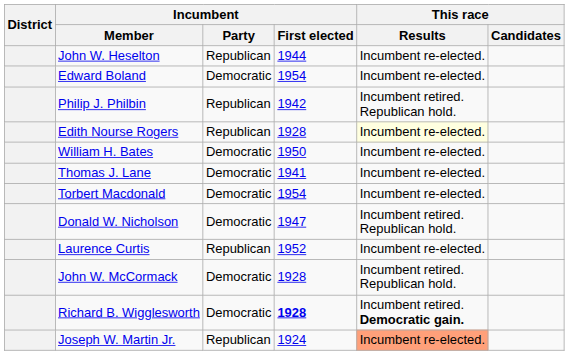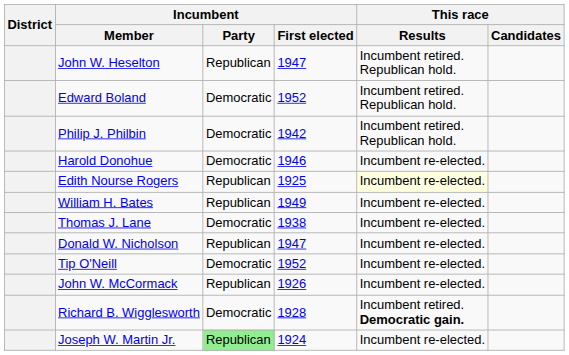(292, 55) 1944 -> (292, 63) 1947
(422, 55) Incumbent re-elected. -> (412, 63) Incumbent retired. Republican hold.
(292, 76) 1954 -> (292, 98) 1952
(422, 76) Incumbent re-elected. -> (412, 98) Incumbent retired. Republican hold.
(238, 104) Republican -> (239, 133) Democratic
+ row: (105, 161)
(292, 132) 1928 -> (292, 181) 1925
(239, 152) Democratic -> (238, 202) Republican
(292, 152) 1950 -> (292, 202) 1949
(292, 173) 1941 -> (292, 222) 1938
- row: (112, 193)
(239, 221) Democratic -> (238, 243) Republican
(412, 221) Incumbent retired. Republican hold. -> (422, 243) Incumbent re-elected.
- row: (104, 249)
+ row: (87, 264)
(239, 277) Democratic -> (238, 284) Republican
(292, 277) 1928 -> (292, 284) 1926
(412, 277) Incumbent retired. Republican hold. -> (422, 284) Incumbent re-elected.
(292, 312) bold -> (292, 312) normal
(238, 340) no background -> (238, 340) lightgreen background
(422, 340) lightsalmon background -> (422, 340) no background
